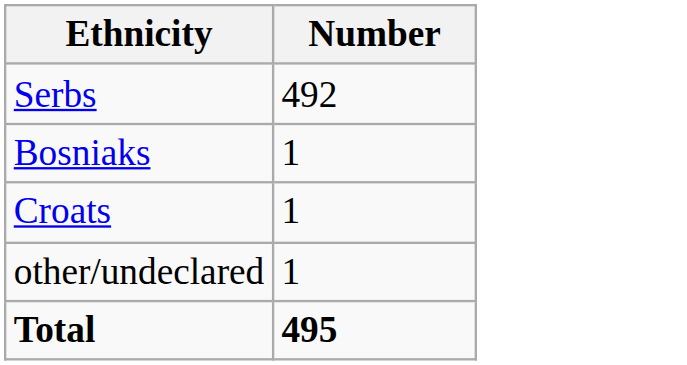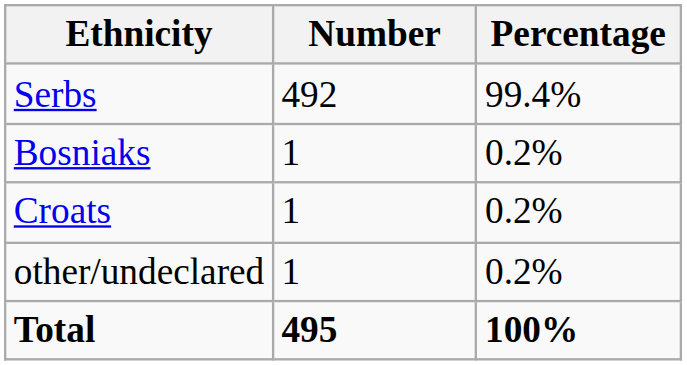+ column: (578, 34)
